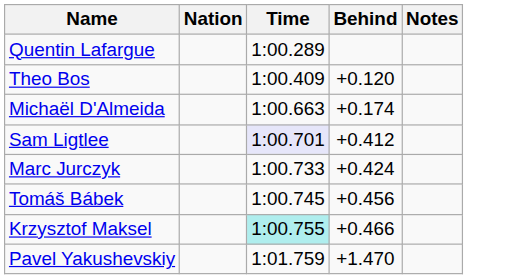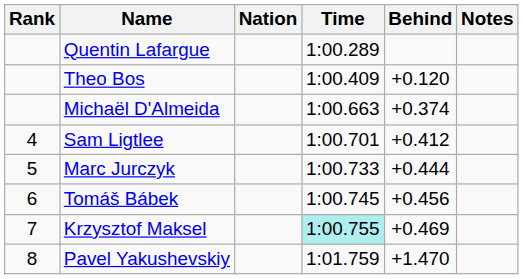+ column: (32, 19)
(365, 109) +0.174 -> (420, 109) +0.374
(288, 139) lavender background -> (343, 139) no background
(365, 169) +0.424 -> (420, 169) +0.444
(365, 229) +0.466 -> (420, 229) +0.469
